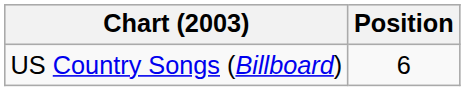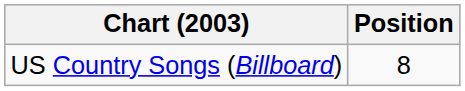(404, 64) 6 -> (404, 64) 8
